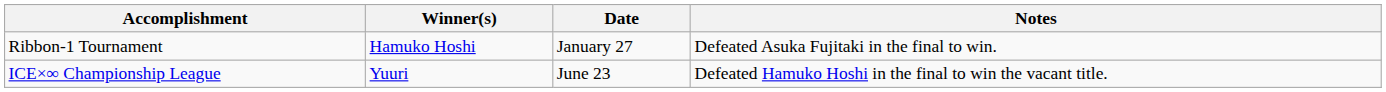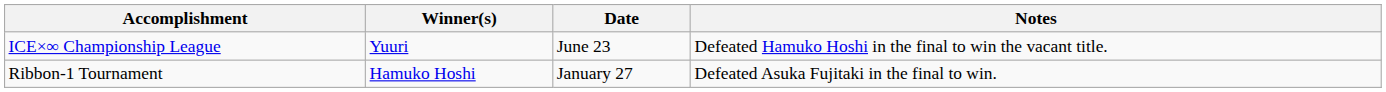rows swapped: (86, 45) <-> (115, 73)
